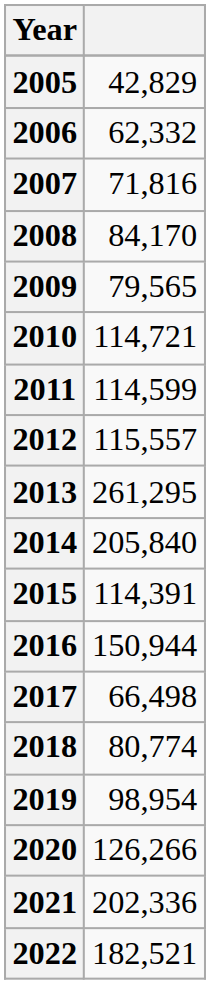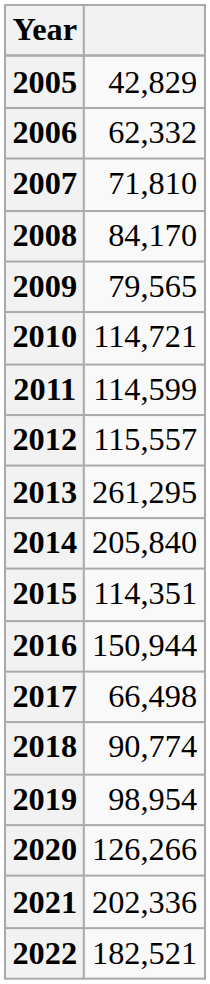(153, 183) 71,816 -> (153, 183) 71,810
(145, 593) 114,391 -> (145, 593) 114,351
(153, 747) 80,774 -> (153, 747) 90,774
